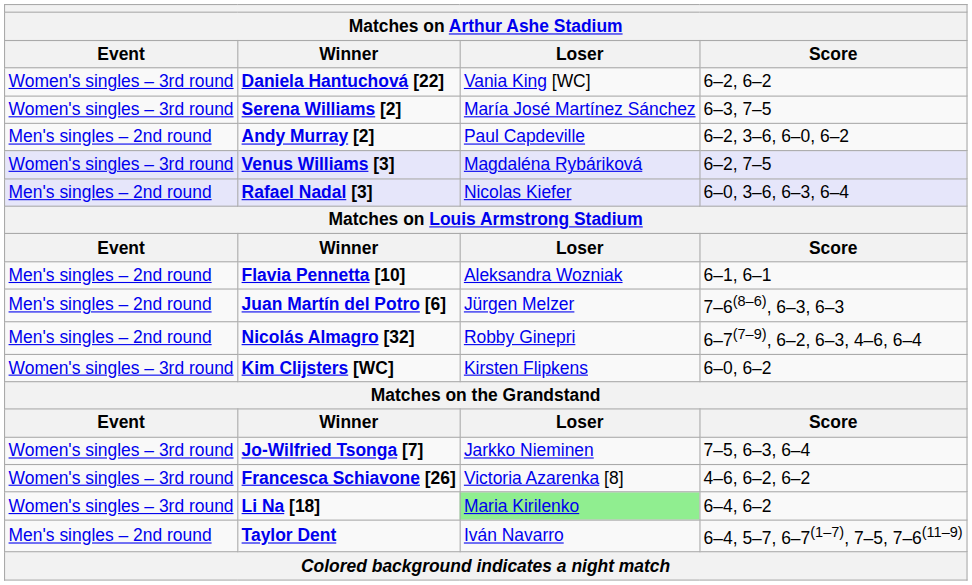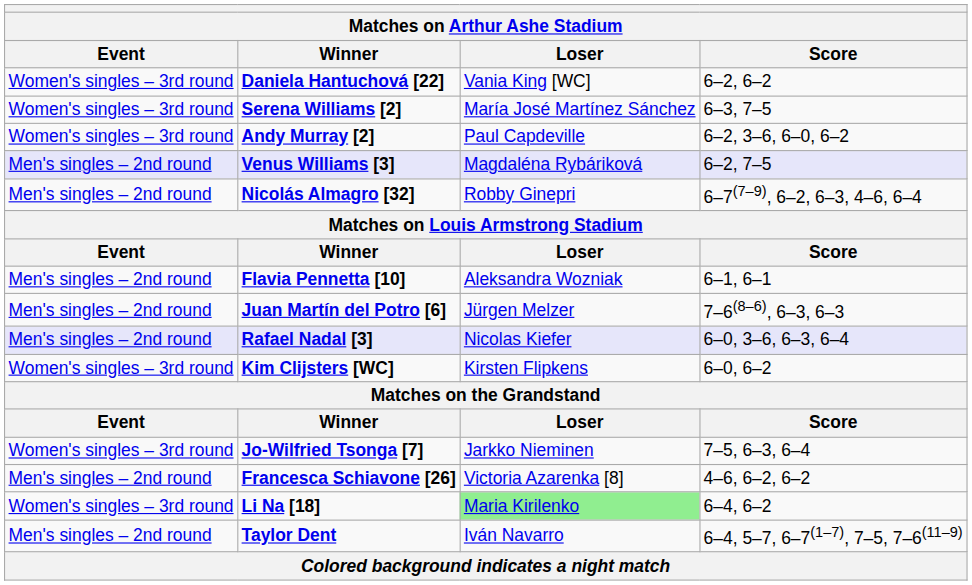(110, 137) Men's singles – 2nd round -> (121, 137) Women's singles – 3rd round
(121, 164) Women's singles – 3rd round -> (110, 164) Men's singles – 2nd round
rows swapped: (307, 192) <-> (328, 337)
(121, 478) Women's singles – 3rd round -> (110, 478) Men's singles – 2nd round
